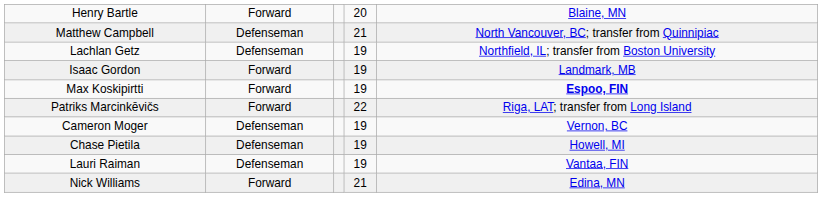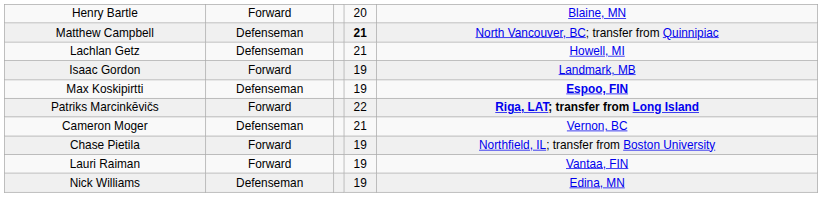(360, 32) normal -> (360, 32) bold
(360, 51) 19 -> (360, 51) 21
(597, 51) Northfield, IL; transfer from Boston University -> (597, 51) Howell, MI
(270, 88) Forward -> (270, 88) Defenseman
(597, 107) normal -> (597, 107) bold
(360, 126) 19 -> (360, 126) 21
(270, 145) Defenseman -> (270, 145) Forward
(597, 145) Howell, MI -> (597, 145) Northfield, IL; transfer from Boston University
(270, 164) Defenseman -> (270, 164) Forward
(270, 182) Forward -> (270, 182) Defenseman
(360, 182) 21 -> (360, 182) 19
